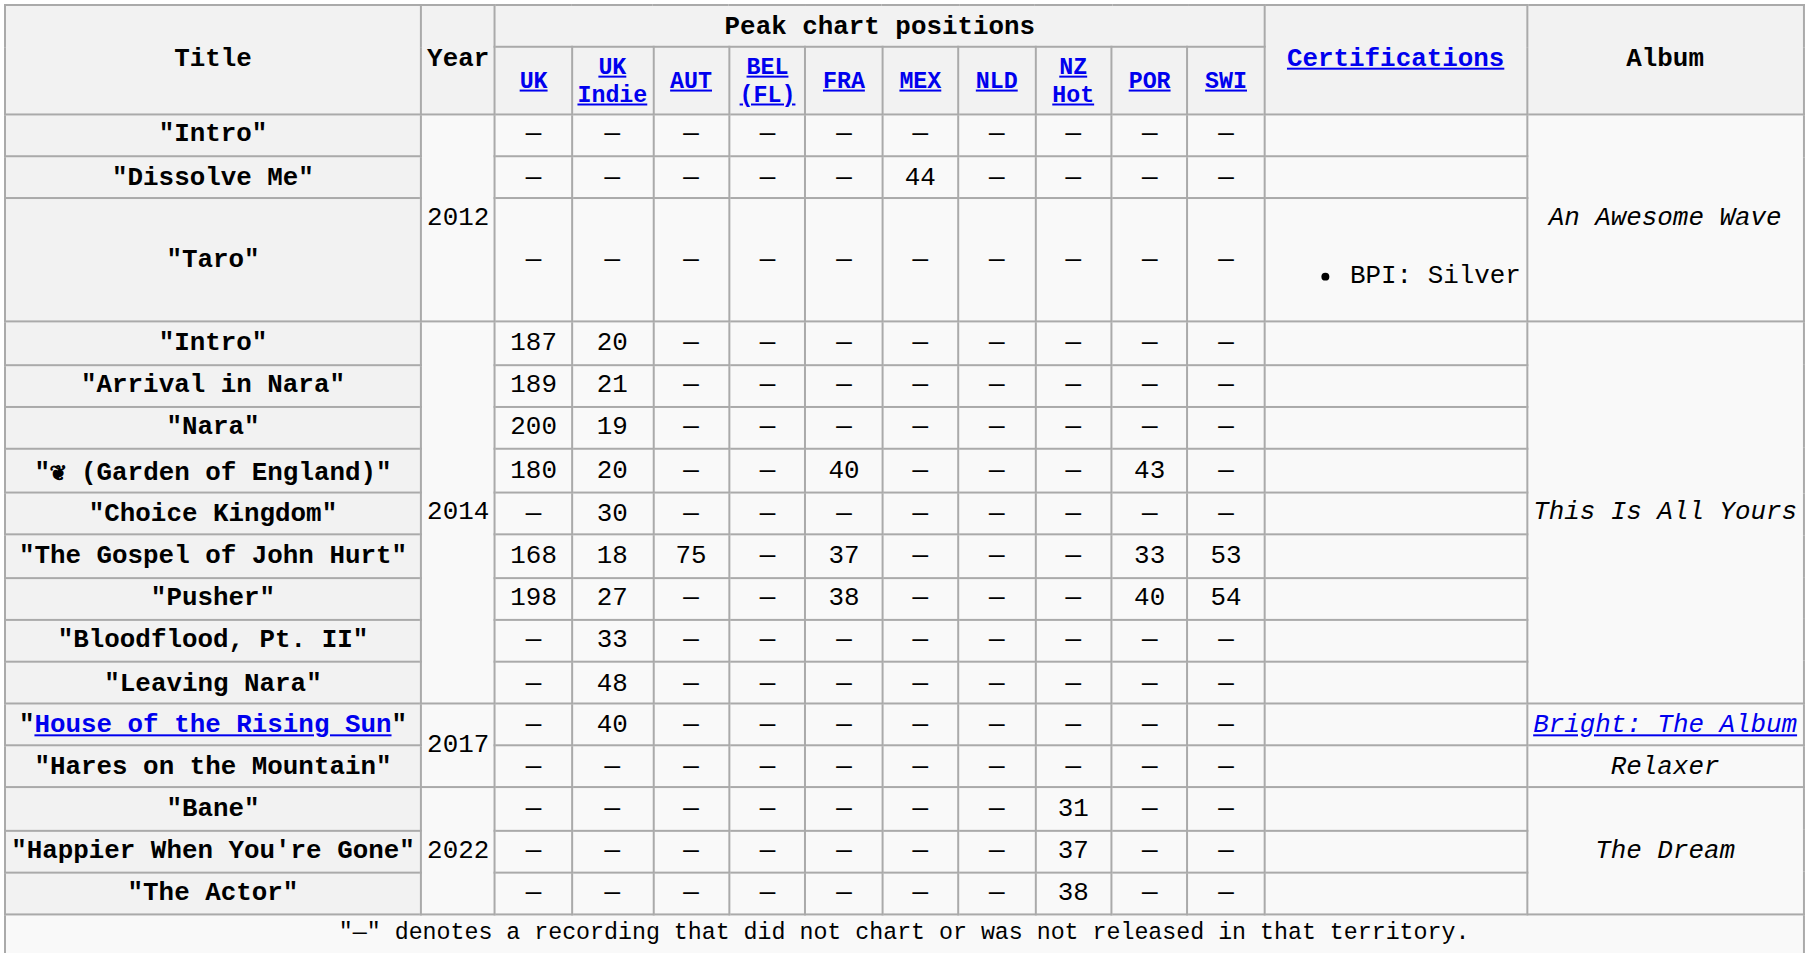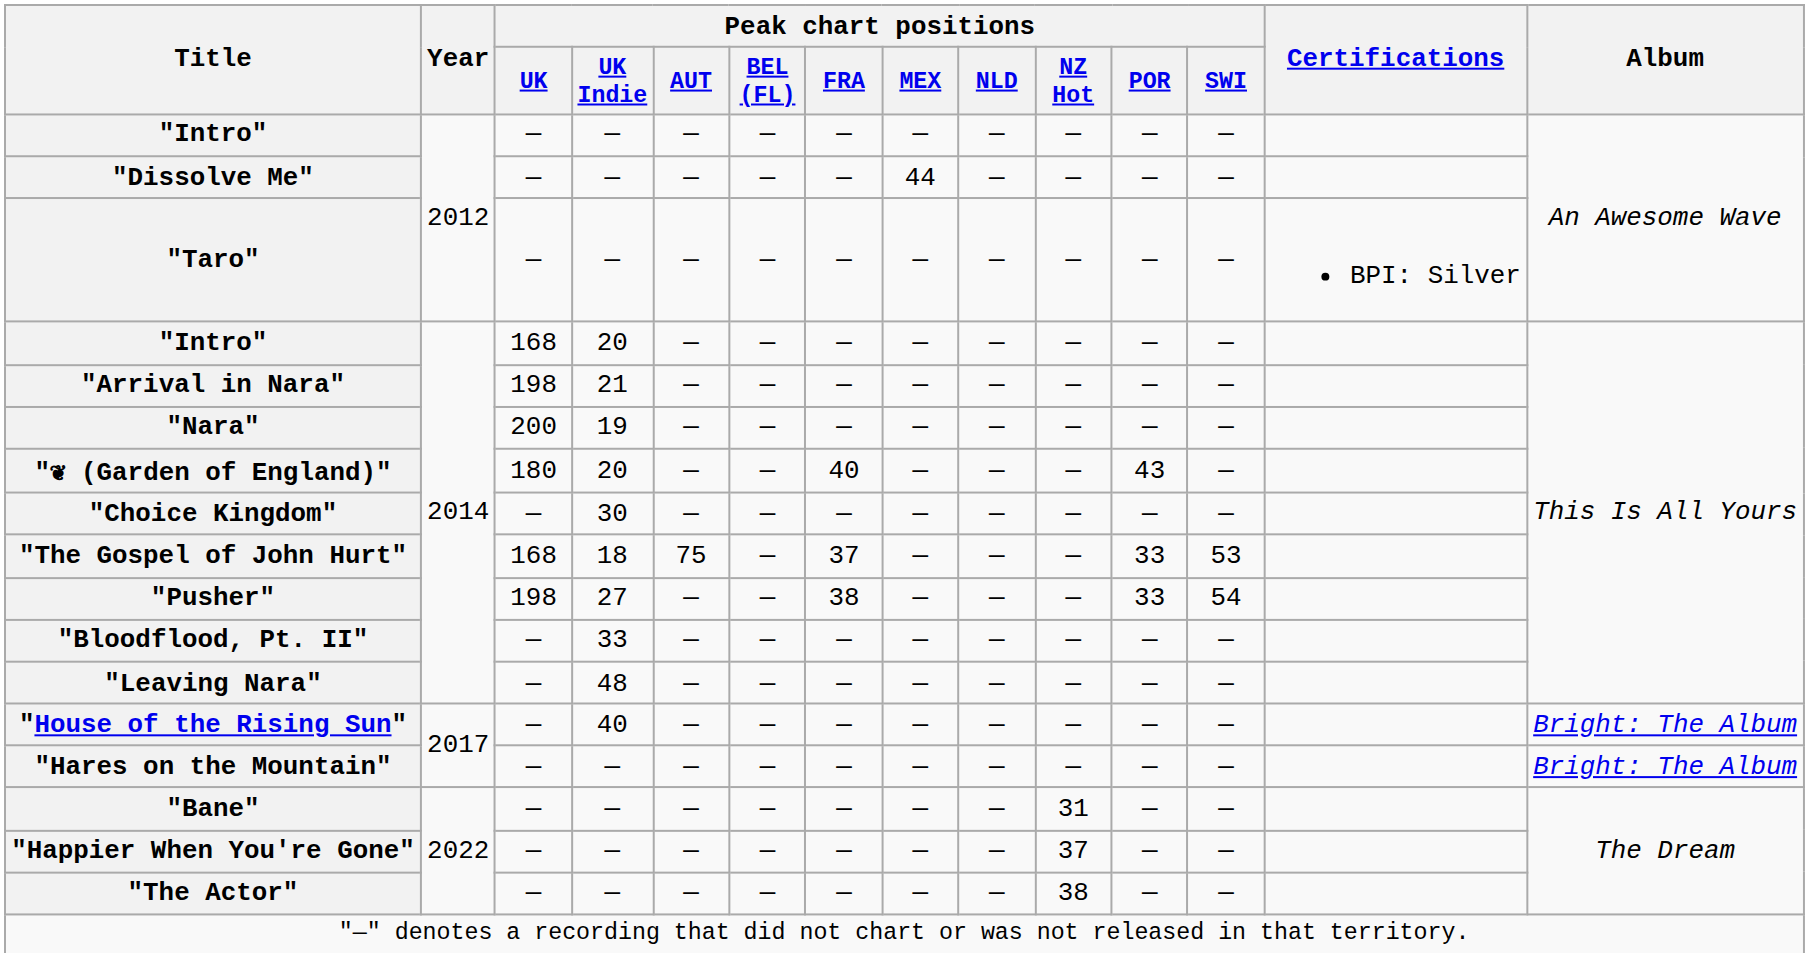(534, 343) 187 -> (534, 343) 168
(534, 385) 189 -> (534, 385) 198
(1150, 598) 40 -> (1150, 598) 33
(1665, 767) Relaxer -> (1665, 767) Bright: The Album
